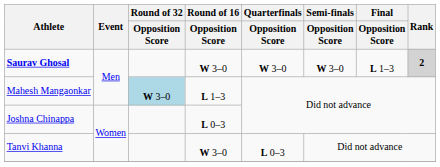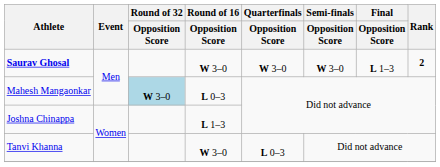(422, 63) lightgrey background -> (422, 63) no background
(213, 97) L 1–3 -> (213, 97) L 0–3
(213, 125) L 0–3 -> (213, 125) L 1–3
